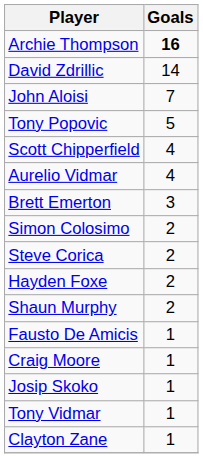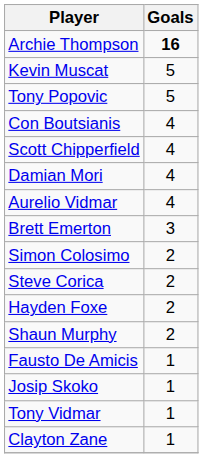- row: (56, 70)
- row: (48, 96)
+ row: (58, 70)
+ row: (64, 123)
+ row: (56, 176)
- row: (54, 360)
